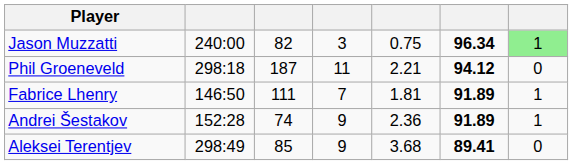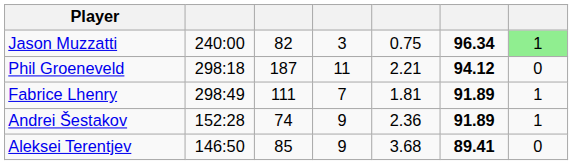(220, 95) 146:50 -> (220, 95) 298:49
(220, 146) 298:49 -> (220, 146) 146:50
